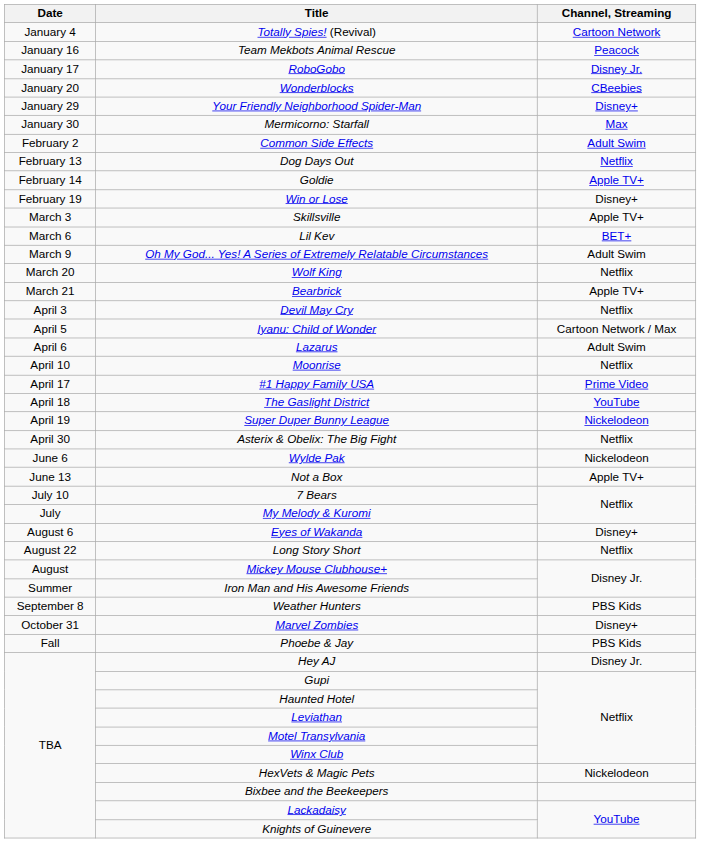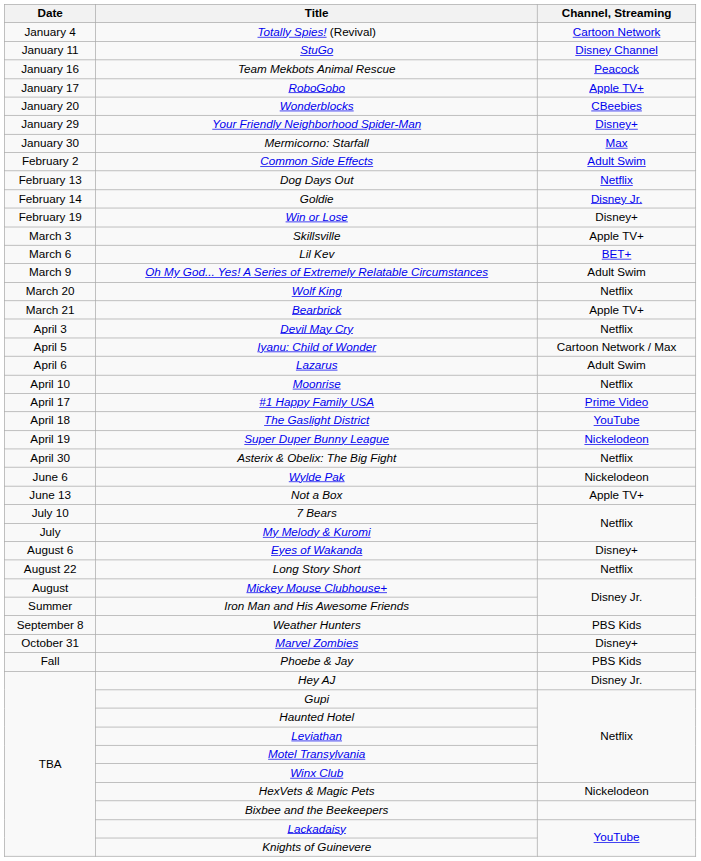+ row: (317, 50)
(617, 69) Disney Jr. -> (617, 87) Apple TV+
(617, 180) Apple TV+ -> (617, 198) Disney Jr.
